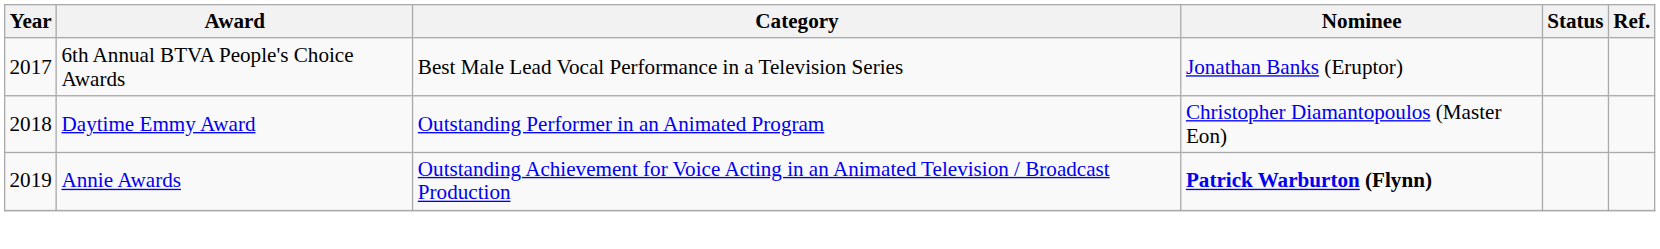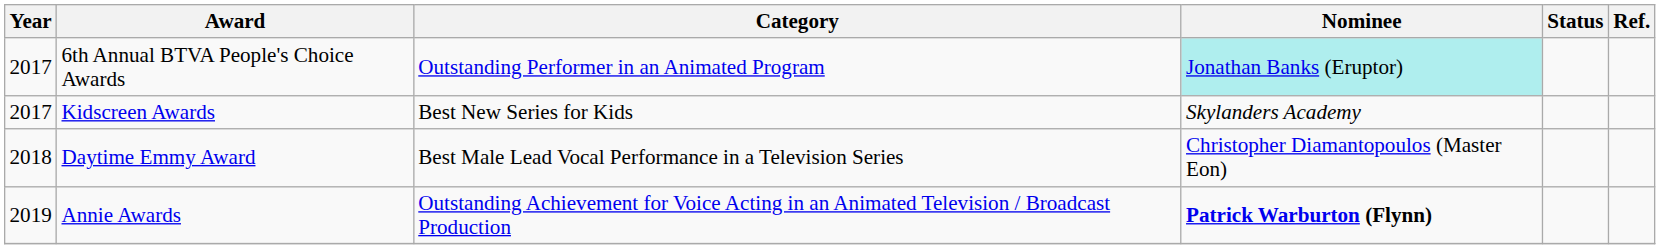(660, 66) Best Male Lead Vocal Performance in a Television Series -> (622, 66) Outstanding Performer in an Animated Program
(1294, 66) no background -> (1295, 66) paleturquoise background
+ row: (138, 111)
(621, 123) Outstanding Performer in an Animated Program -> (661, 157) Best Male Lead Vocal Performance in a Television Series
